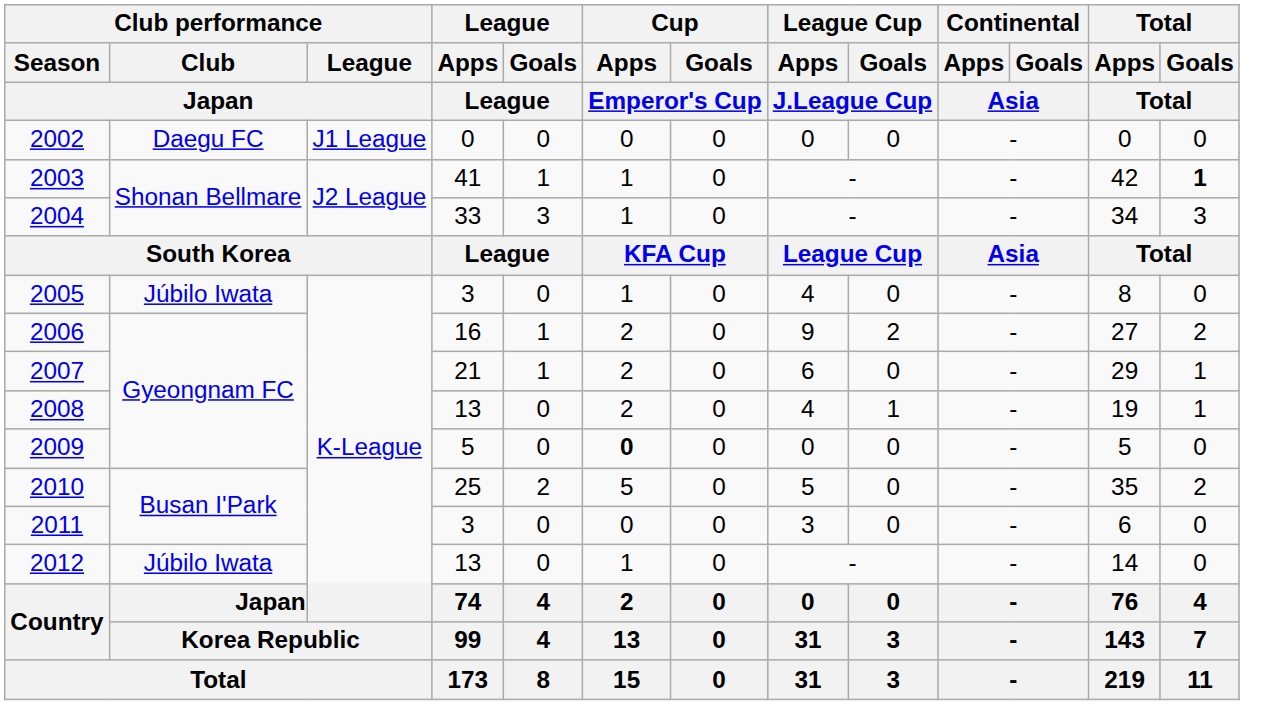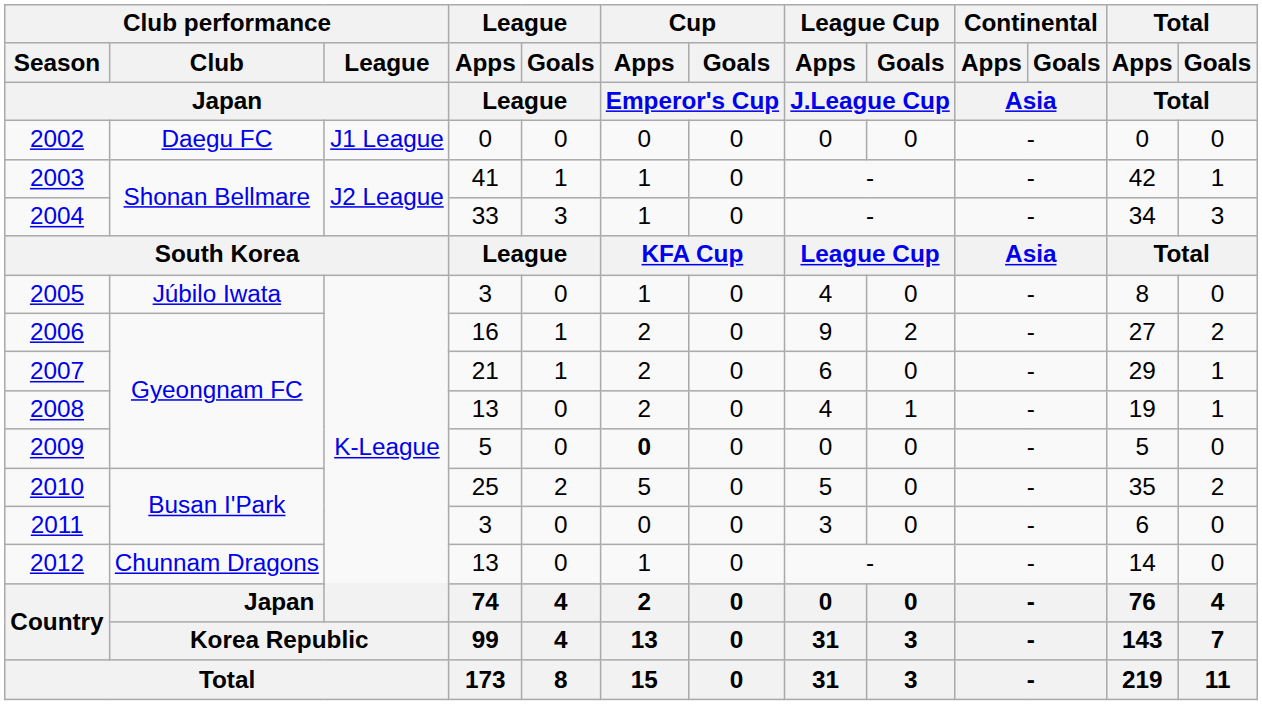(1200, 178) bold -> (1218, 178) normal
(208, 563) Júbilo Iwata -> (217, 563) Chunnam Dragons
